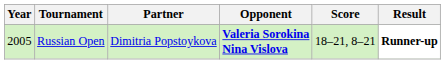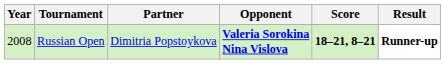(19, 41) 2005 -> (19, 41) 2008
(345, 41) normal -> (345, 41) bold
